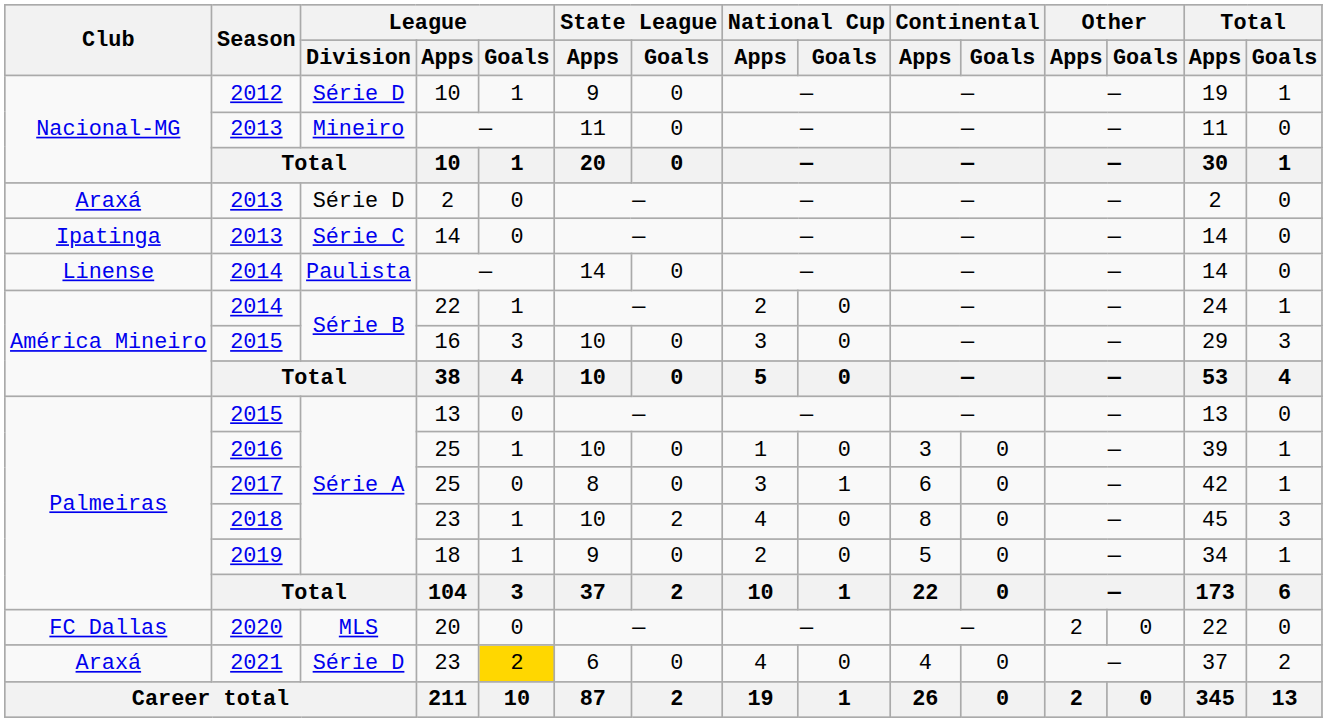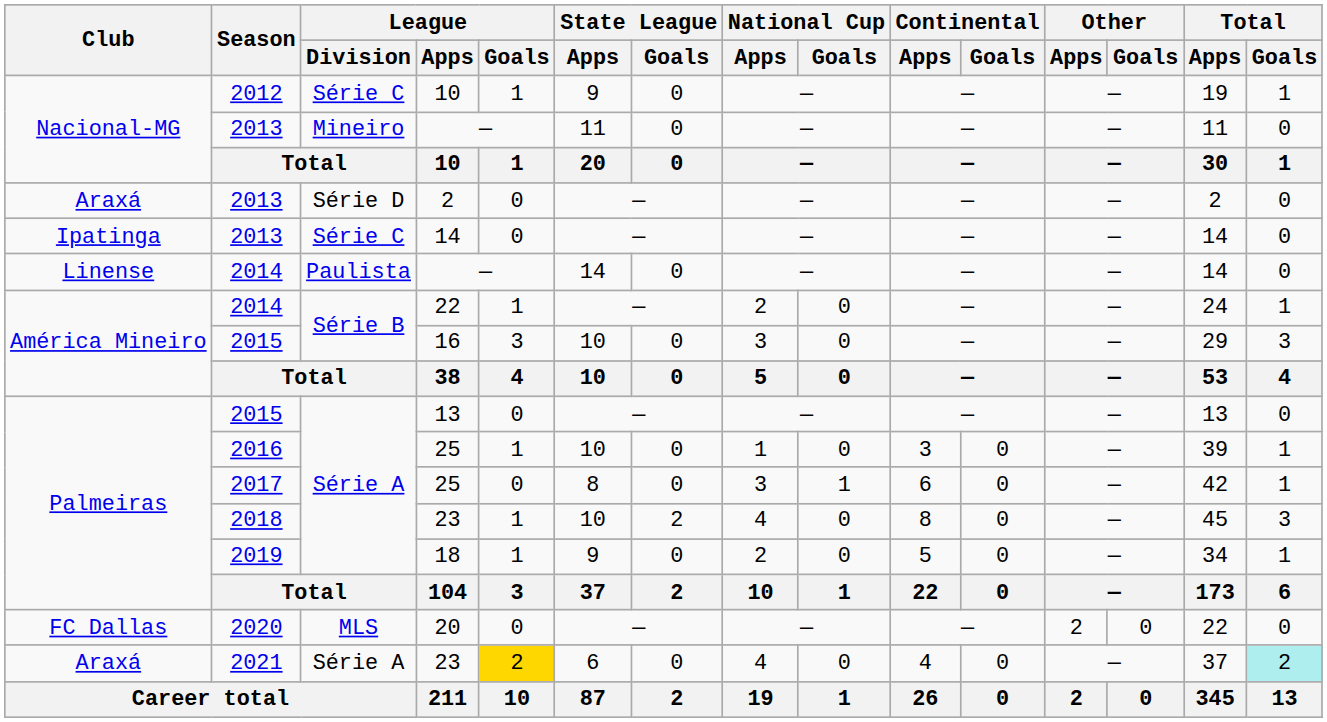(359, 94) Série D -> (359, 94) Série C
(359, 663) Série D -> (359, 663) Série A
(1284, 663) no background -> (1284, 663) paleturquoise background
